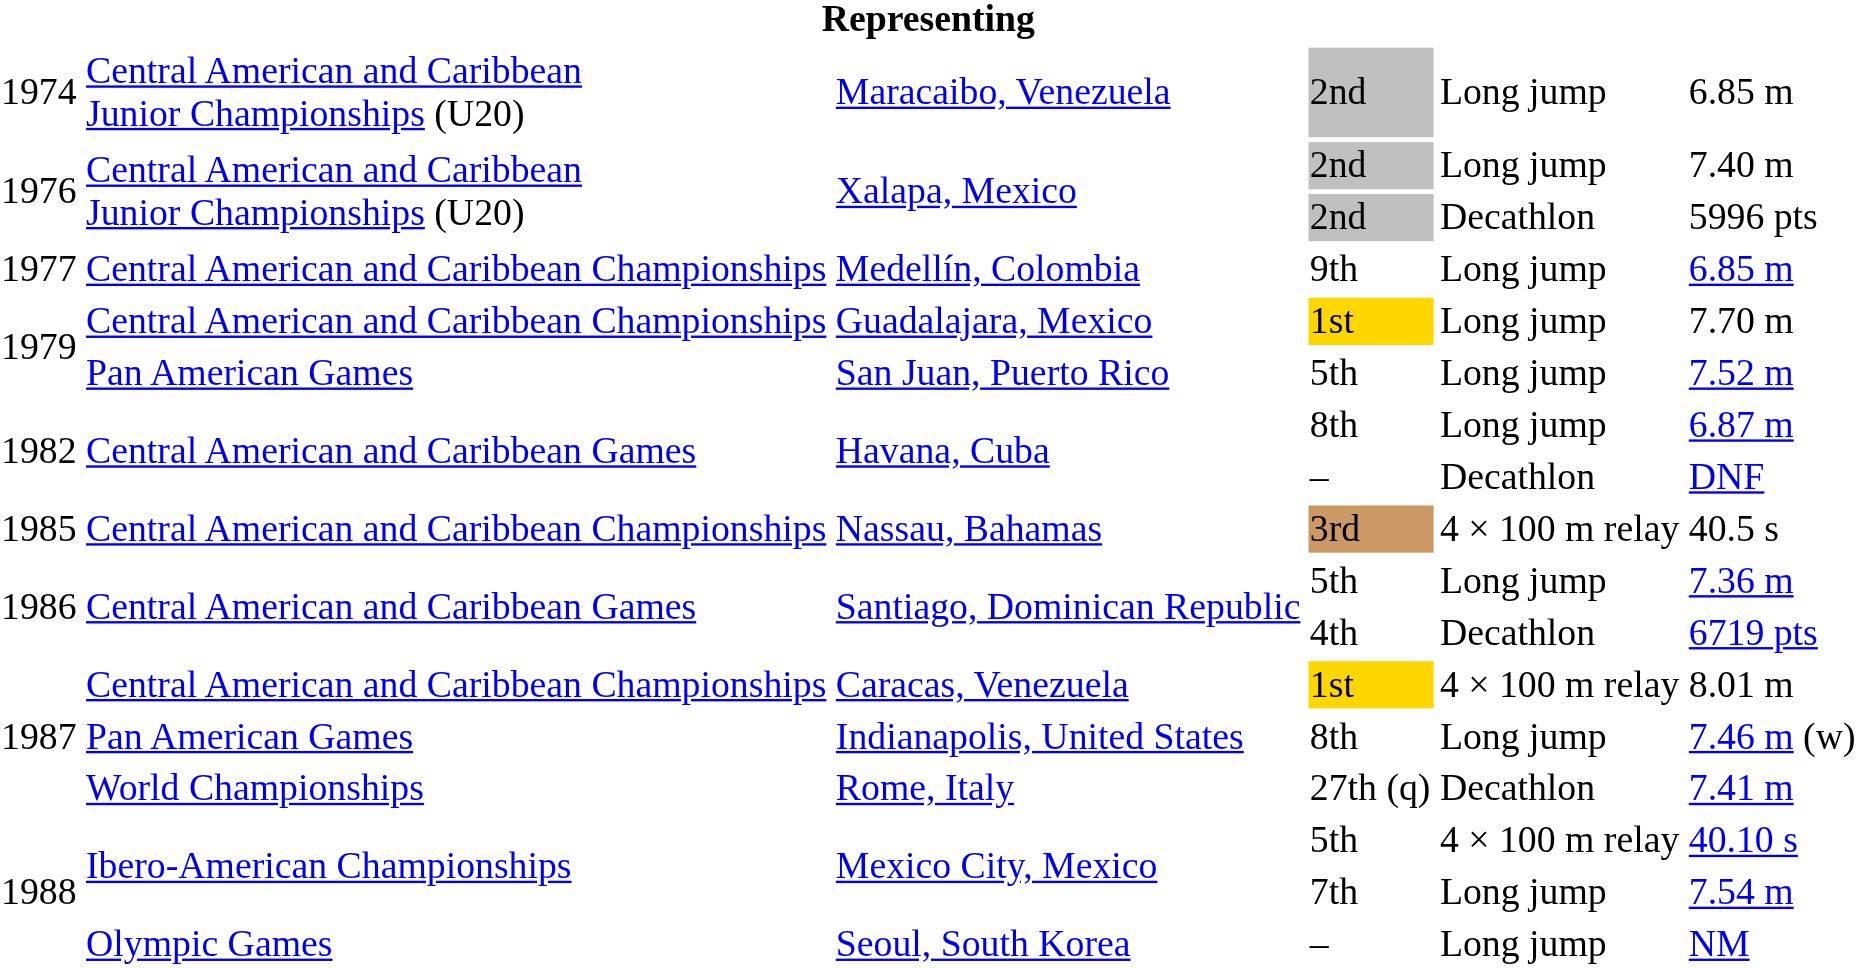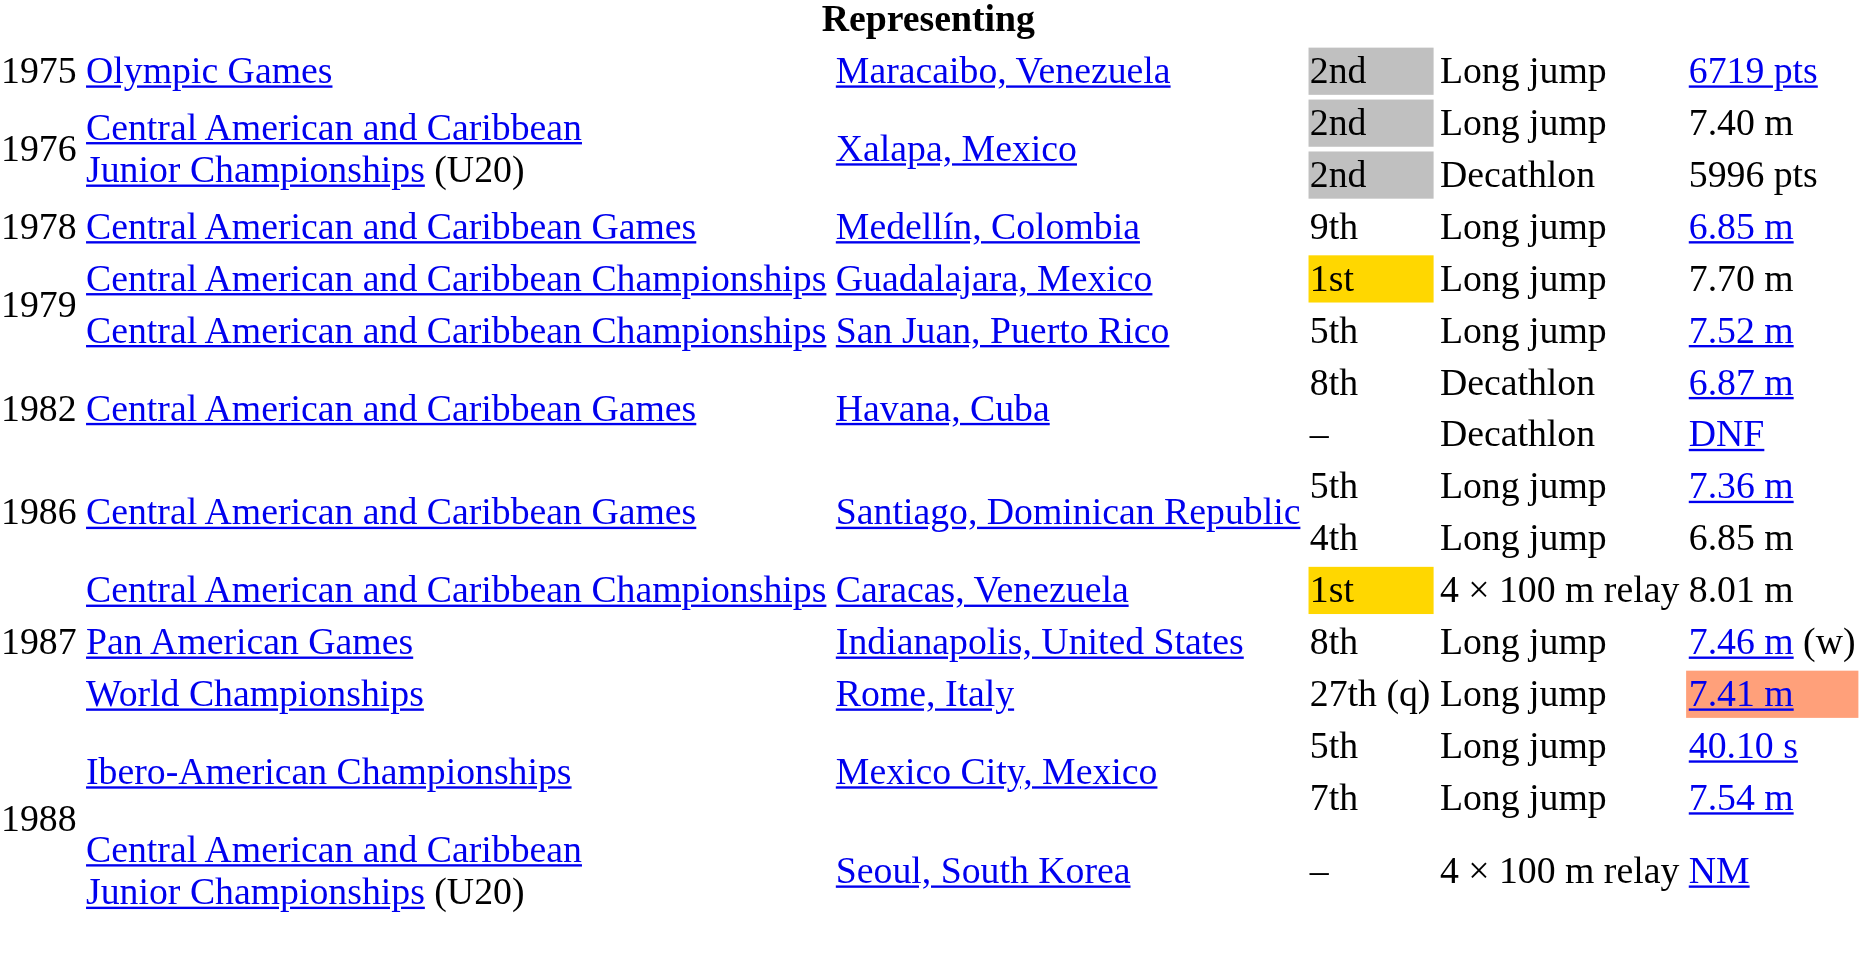(39, 91) 1974 -> (39, 70) 1975
(334, 91) Central American and Caribbean Junior Championships (U20) -> (209, 70) Olympic Games
(1741, 91) 6.85 m -> (1753, 70) 6719 pts
(39, 268) 1977 -> (39, 226) 1978
(456, 268) Central American and Caribbean Championships -> (391, 226) Central American and Caribbean Games
(250, 372) Pan American Games -> (456, 330) Central American and Caribbean Championships
(1523, 424) Long jump -> (1517, 382) Decathlon
- row: (969, 528)
(1517, 632) Decathlon -> (1523, 537) Long jump
(1753, 632) 6719 pts -> (1741, 537) 6.85 m
(1517, 787) Decathlon -> (1523, 693) Long jump
(1741, 787) no background -> (1741, 693) lightsalmon background
(1560, 839) 4 × 100 m relay -> (1523, 745) Long jump
(209, 943) Olympic Games -> (334, 870) Central American and Caribbean Junior Championships (U20)
(1523, 943) Long jump -> (1560, 870) 4 × 100 m relay
